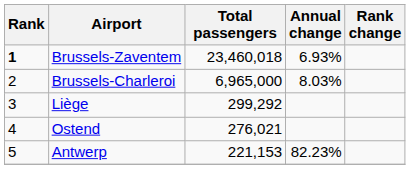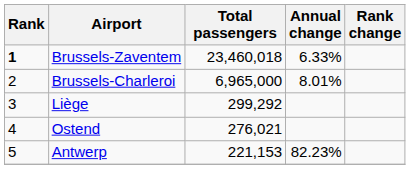(320, 57) 6.93% -> (320, 57) 6.33%
(320, 81) 8.03% -> (320, 81) 8.01%
